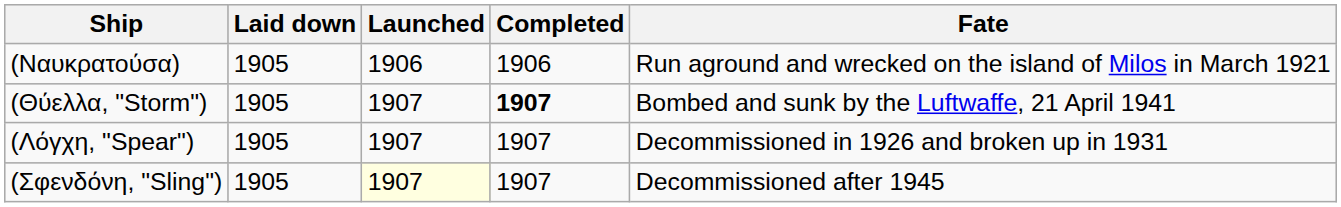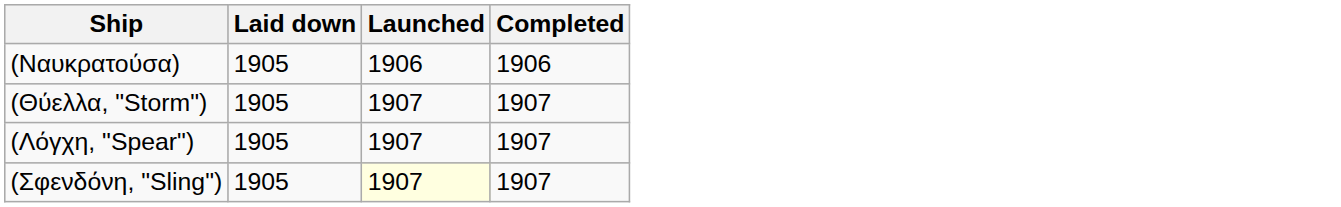- column: (983, 24)
(524, 102) bold -> (524, 102) normal
